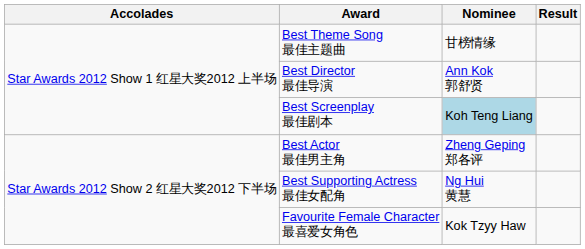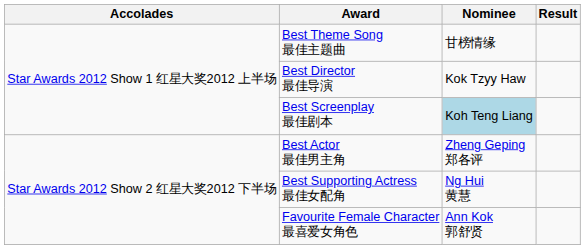(469, 78) Ann Kok 郭舒贤 -> (485, 79) Kok Tzyy Haw
(485, 226) Kok Tzyy Haw -> (469, 225) Ann Kok 郭舒贤
